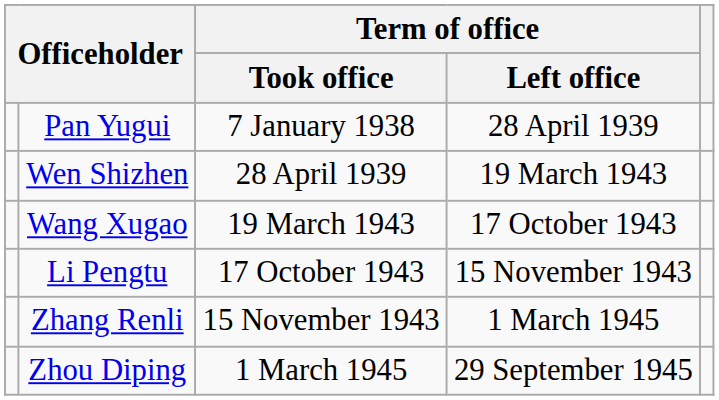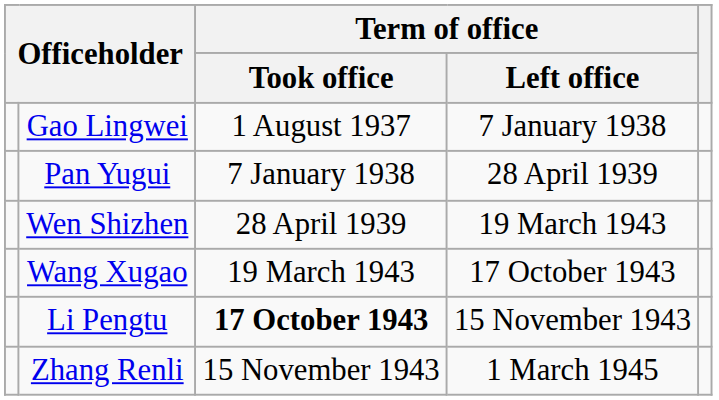+ row: (107, 126)
(321, 272) normal -> (321, 321) bold
- row: (107, 369)
